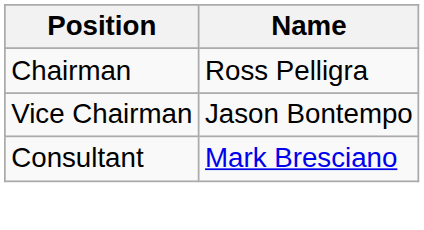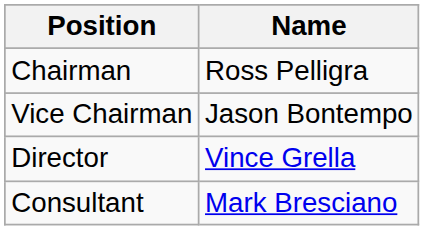+ row: (60, 158)
